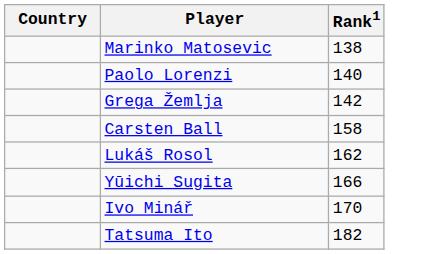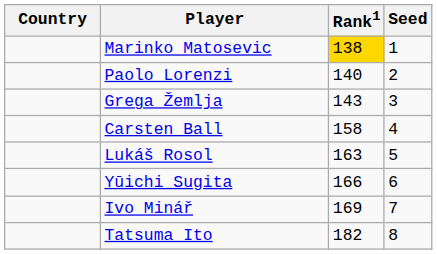+ column: (408, 20)
(348, 49) no background -> (348, 49) gold background
(348, 102) 142 -> (348, 102) 143
(348, 156) 162 -> (348, 156) 163
(348, 209) 170 -> (348, 209) 169
